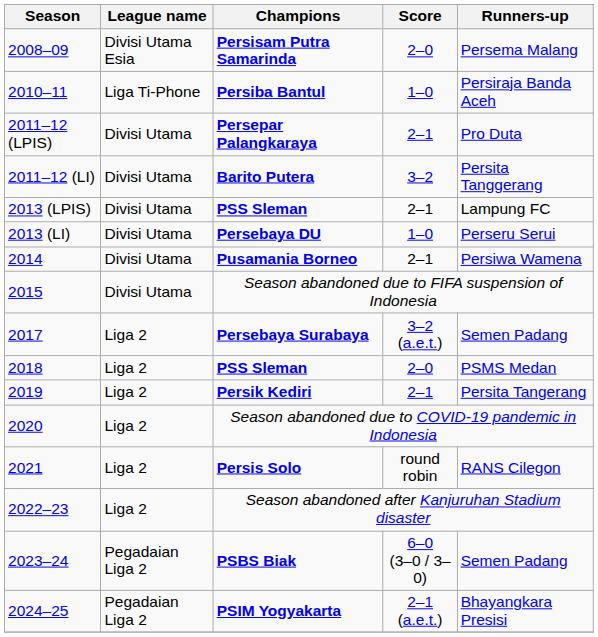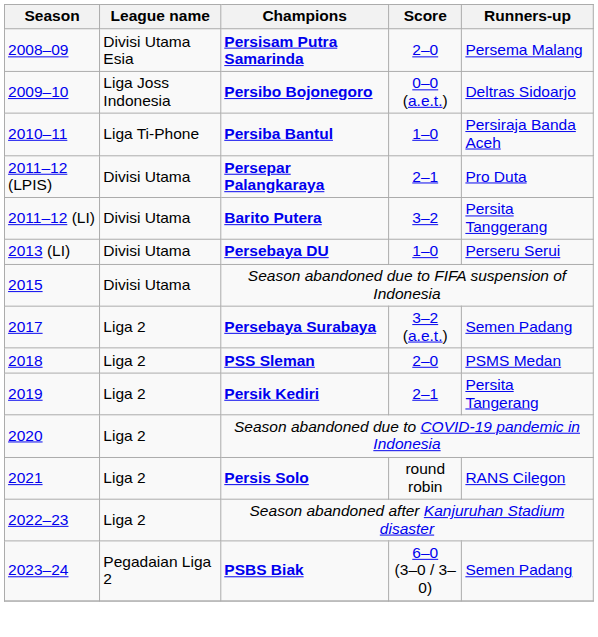+ row: (38, 92)
- row: (49, 209)
- row: (25, 258)
- row: (38, 611)
